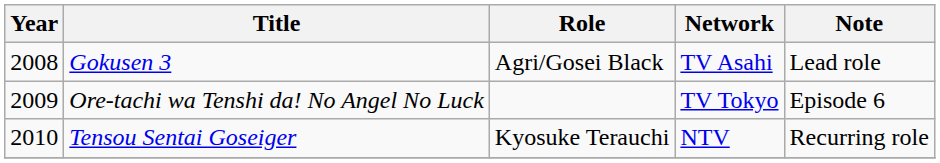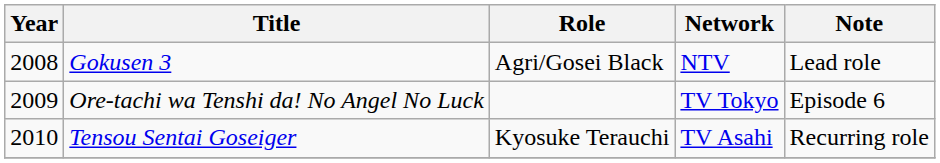(727, 61) TV Asahi -> (705, 61) NTV
(705, 137) NTV -> (727, 137) TV Asahi
